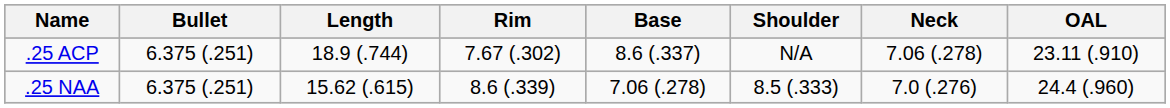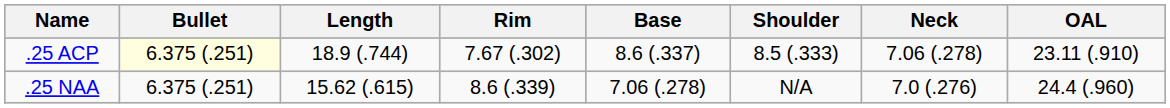(200, 54) no background -> (200, 54) lightyellow background
(796, 54) N/A -> (796, 54) 8.5 (.333)
(796, 87) 8.5 (.333) -> (796, 87) N/A
